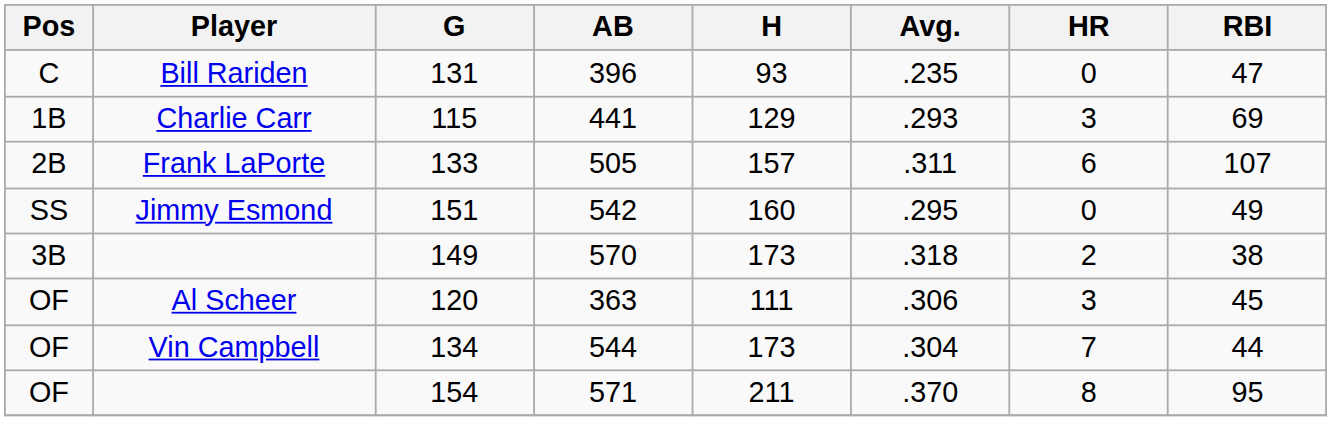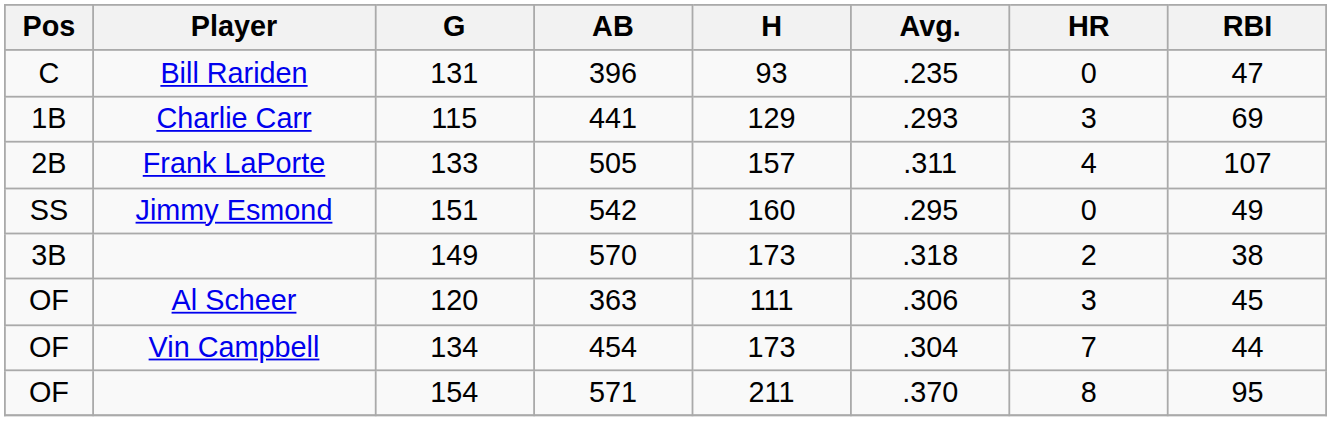(1089, 164) 6 -> (1089, 164) 4
(613, 347) 544 -> (613, 347) 454
